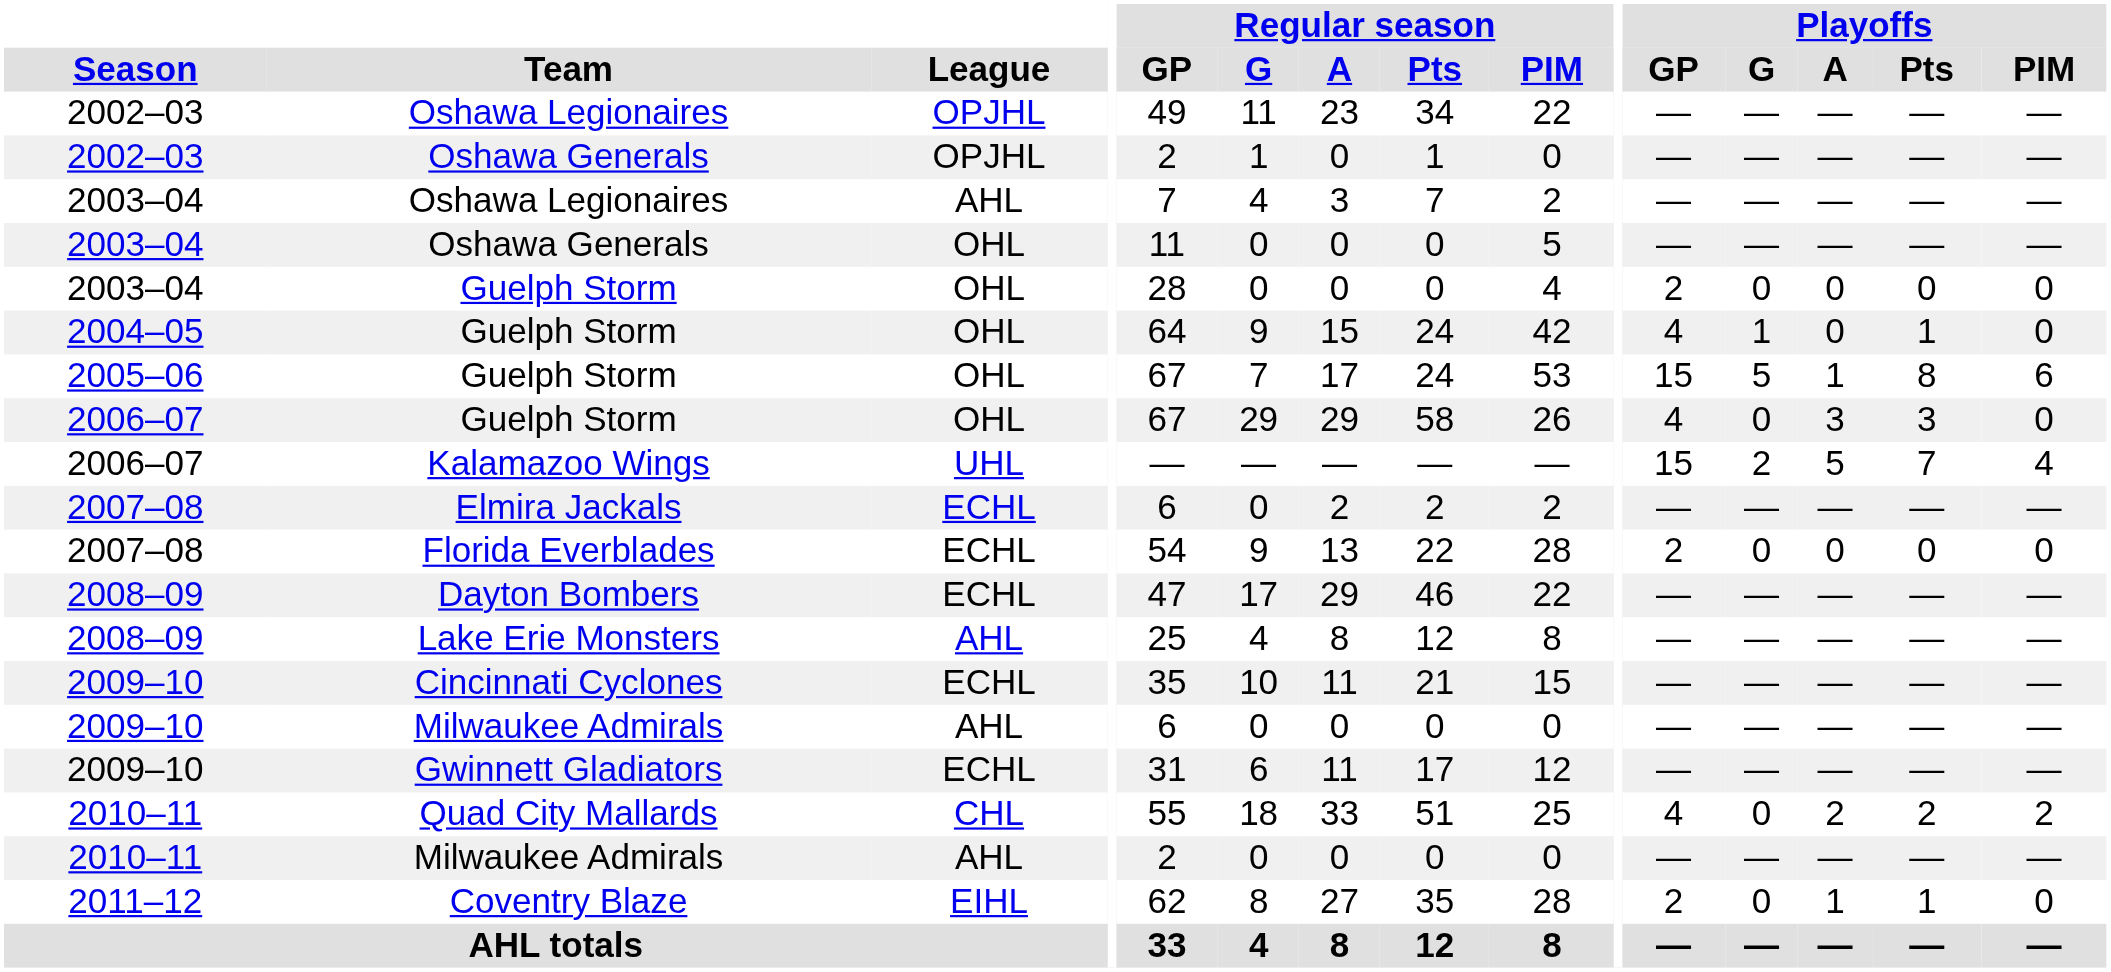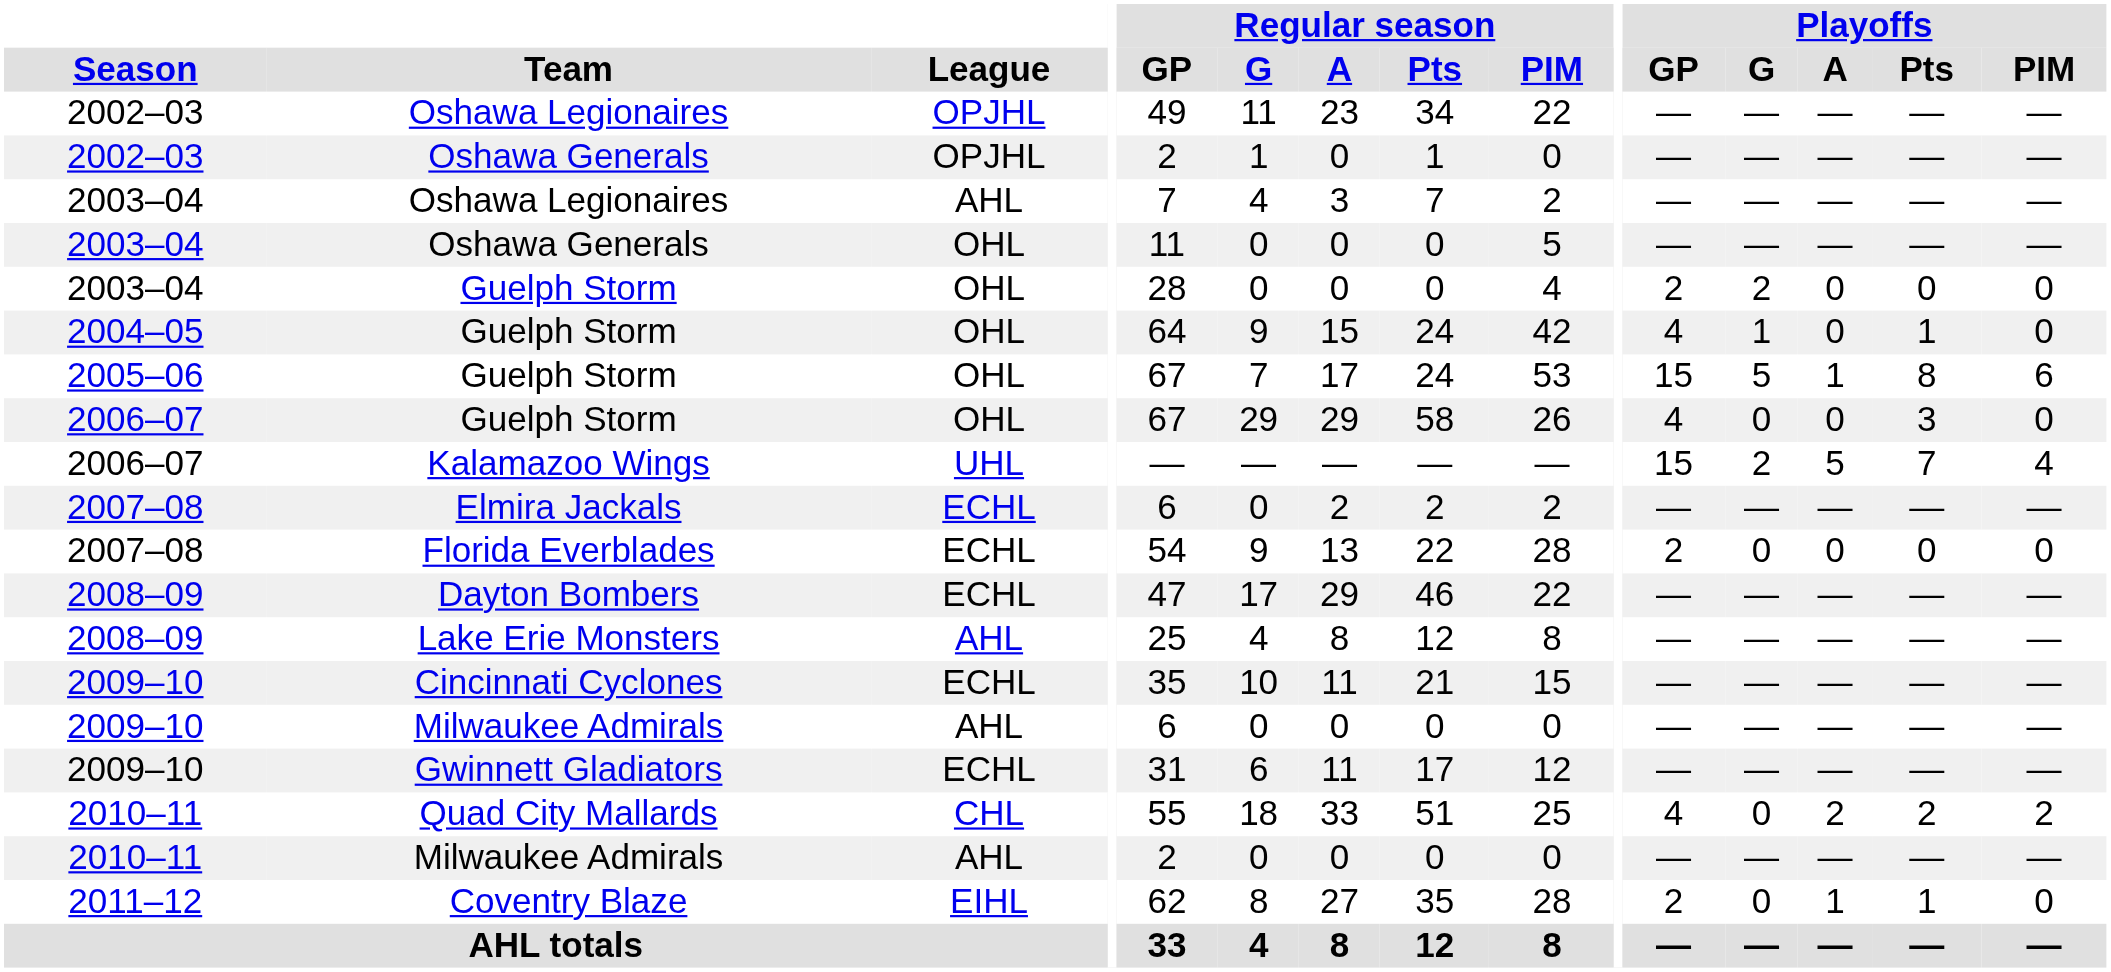(1762, 288) 0 -> (1762, 288) 2
(1835, 419) 3 -> (1835, 419) 0
